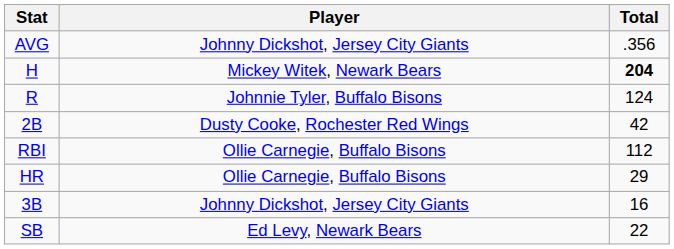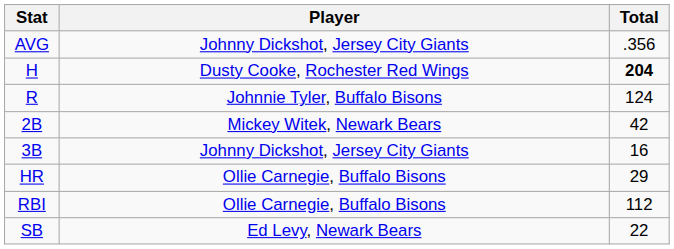(334, 71) Mickey Witek, Newark Bears -> (334, 71) Dusty Cooke, Rochester Red Wings
(334, 124) Dusty Cooke, Rochester Red Wings -> (334, 124) Mickey Witek, Newark Bears
rows swapped: (32, 204) <-> (32, 151)
